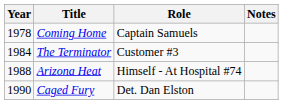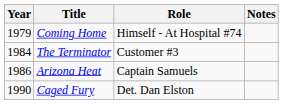(19, 33) 1978 -> (19, 33) 1979
(157, 33) Captain Samuels -> (179, 33) Himself - At Hospital #74
(19, 71) 1988 -> (19, 71) 1986
(179, 71) Himself - At Hospital #74 -> (157, 71) Captain Samuels
